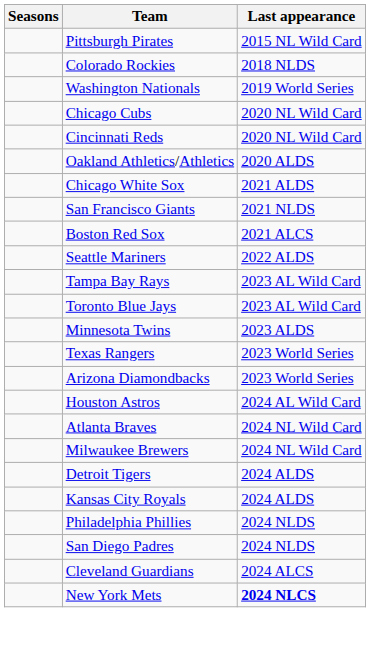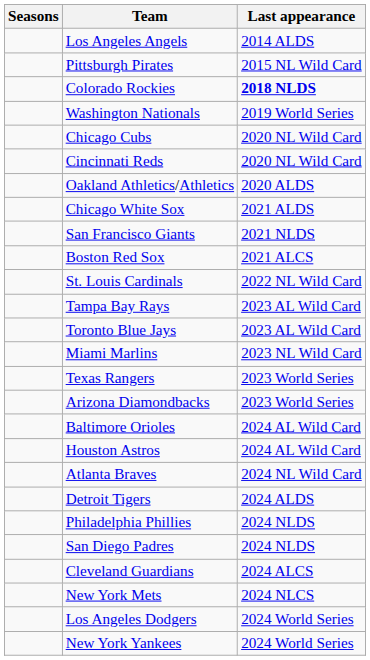+ row: (126, 40)
(278, 64) normal -> (279, 88) bold
- row: (116, 257)
+ row: (124, 281)
+ row: (111, 354)
- row: (118, 329)
+ row: (120, 426)
- row: (127, 450)
- row: (126, 498)
(279, 595) bold -> (278, 595) normal
+ row: (131, 619)
+ row: (124, 643)
